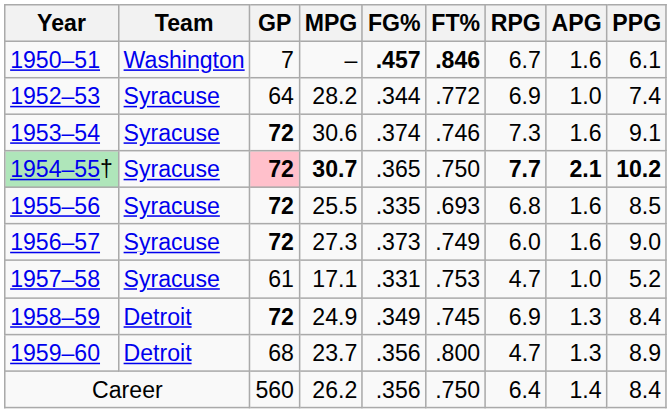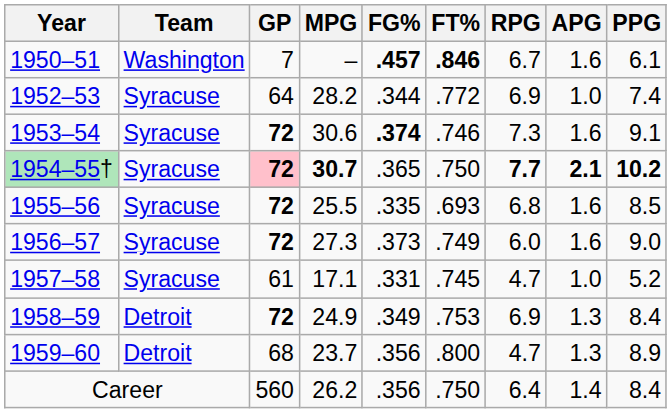(398, 133) normal -> (398, 133) bold
(458, 279) .753 -> (458, 279) .745
(458, 316) .745 -> (458, 316) .753
